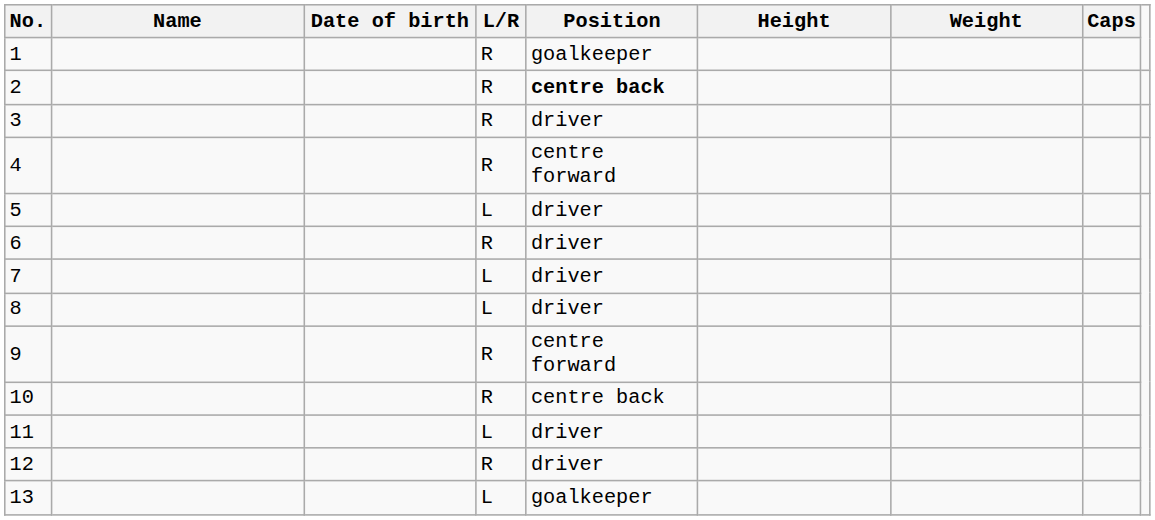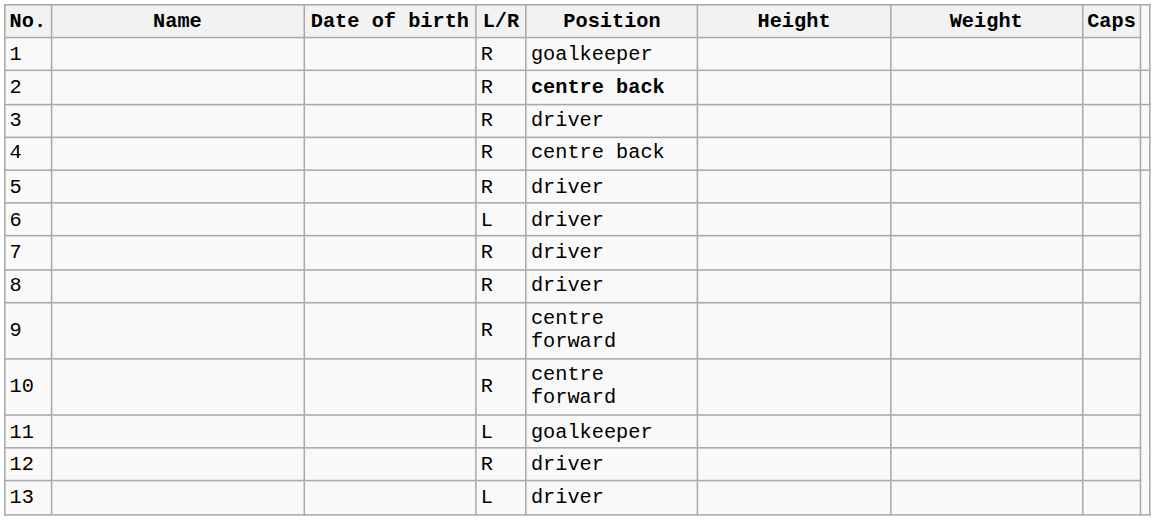(573, 165) centre forward -> (598, 154) centre back
(487, 210) L -> (487, 187) R
(487, 243) R -> (487, 220) L
(487, 276) L -> (487, 253) R
(487, 309) L -> (487, 286) R
(598, 399) centre back -> (573, 387) centre forward
(567, 432) driver -> (592, 432) goalkeeper
(592, 498) goalkeeper -> (567, 498) driver
